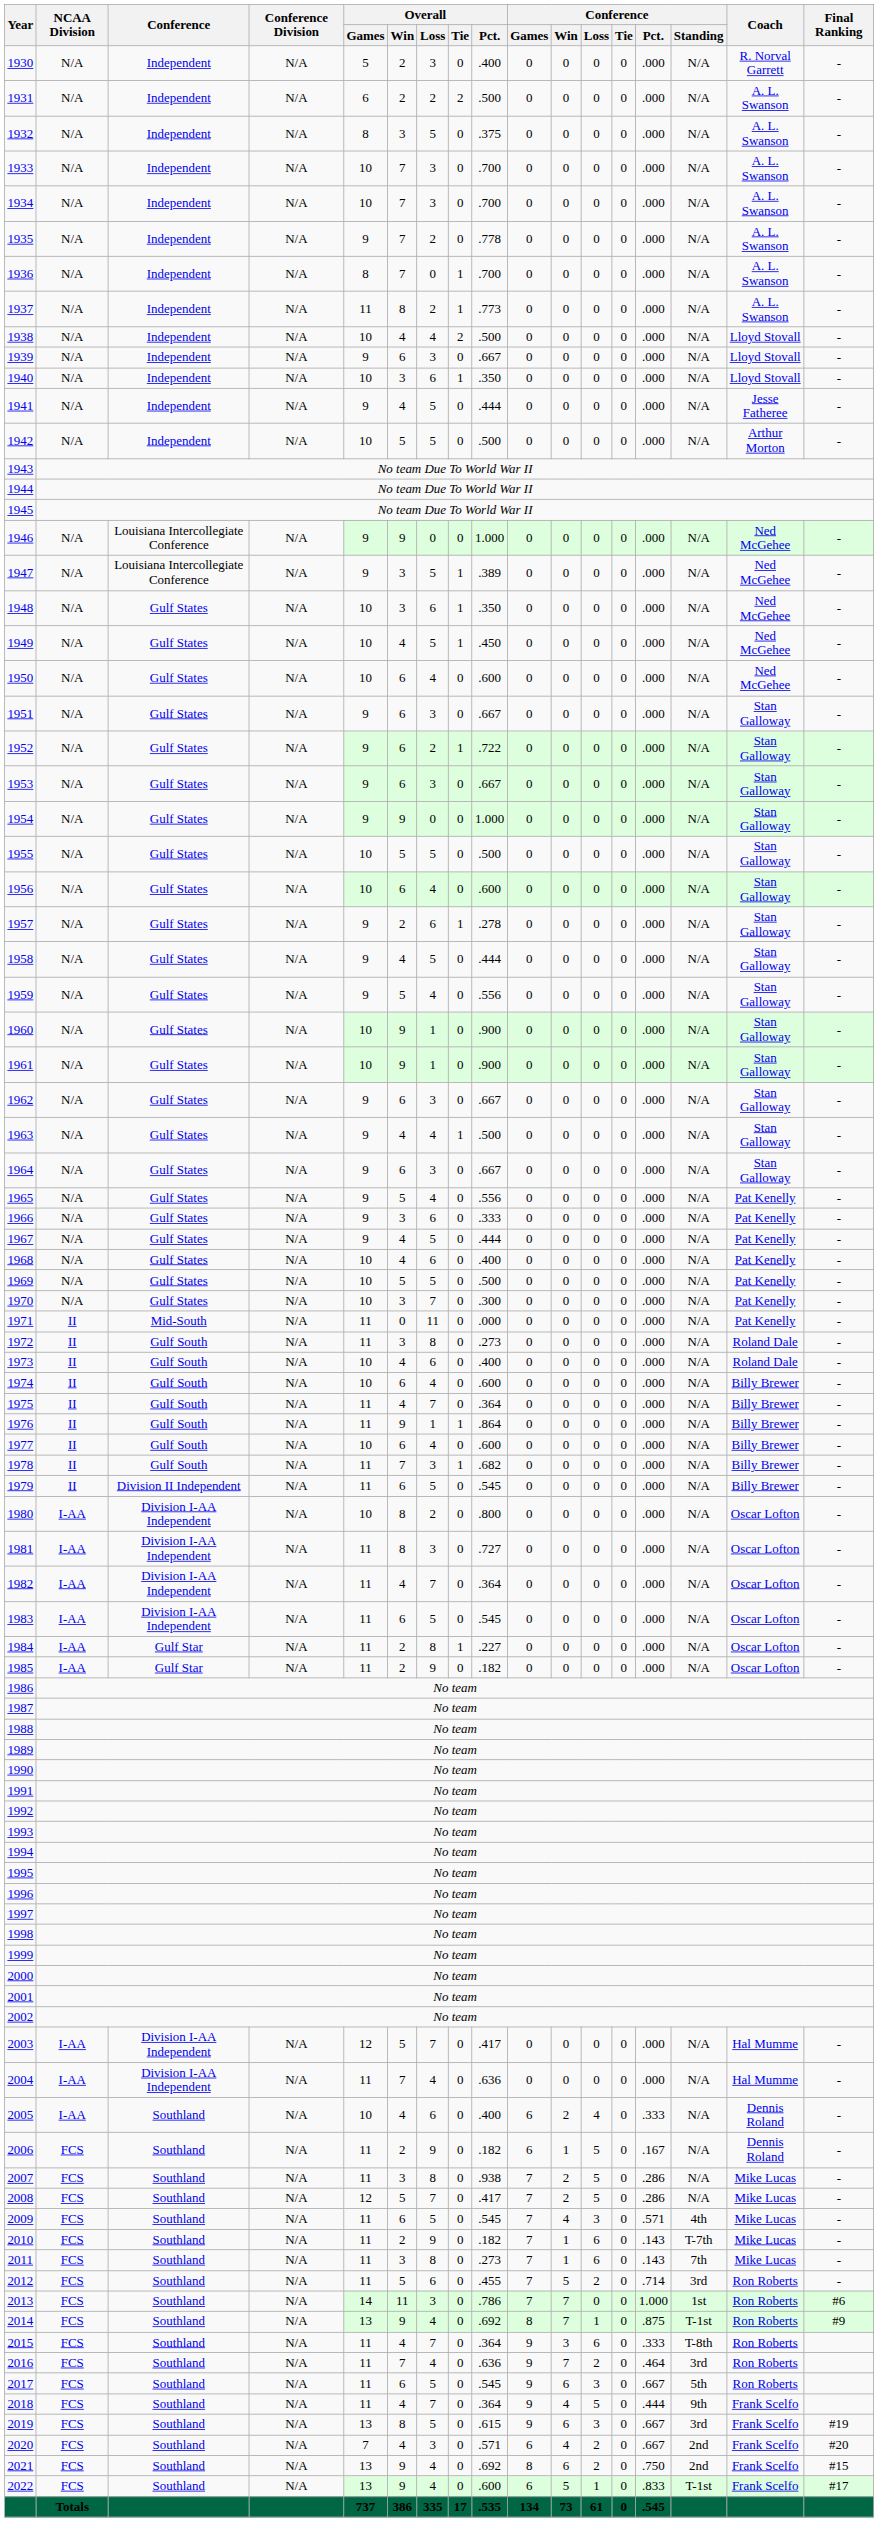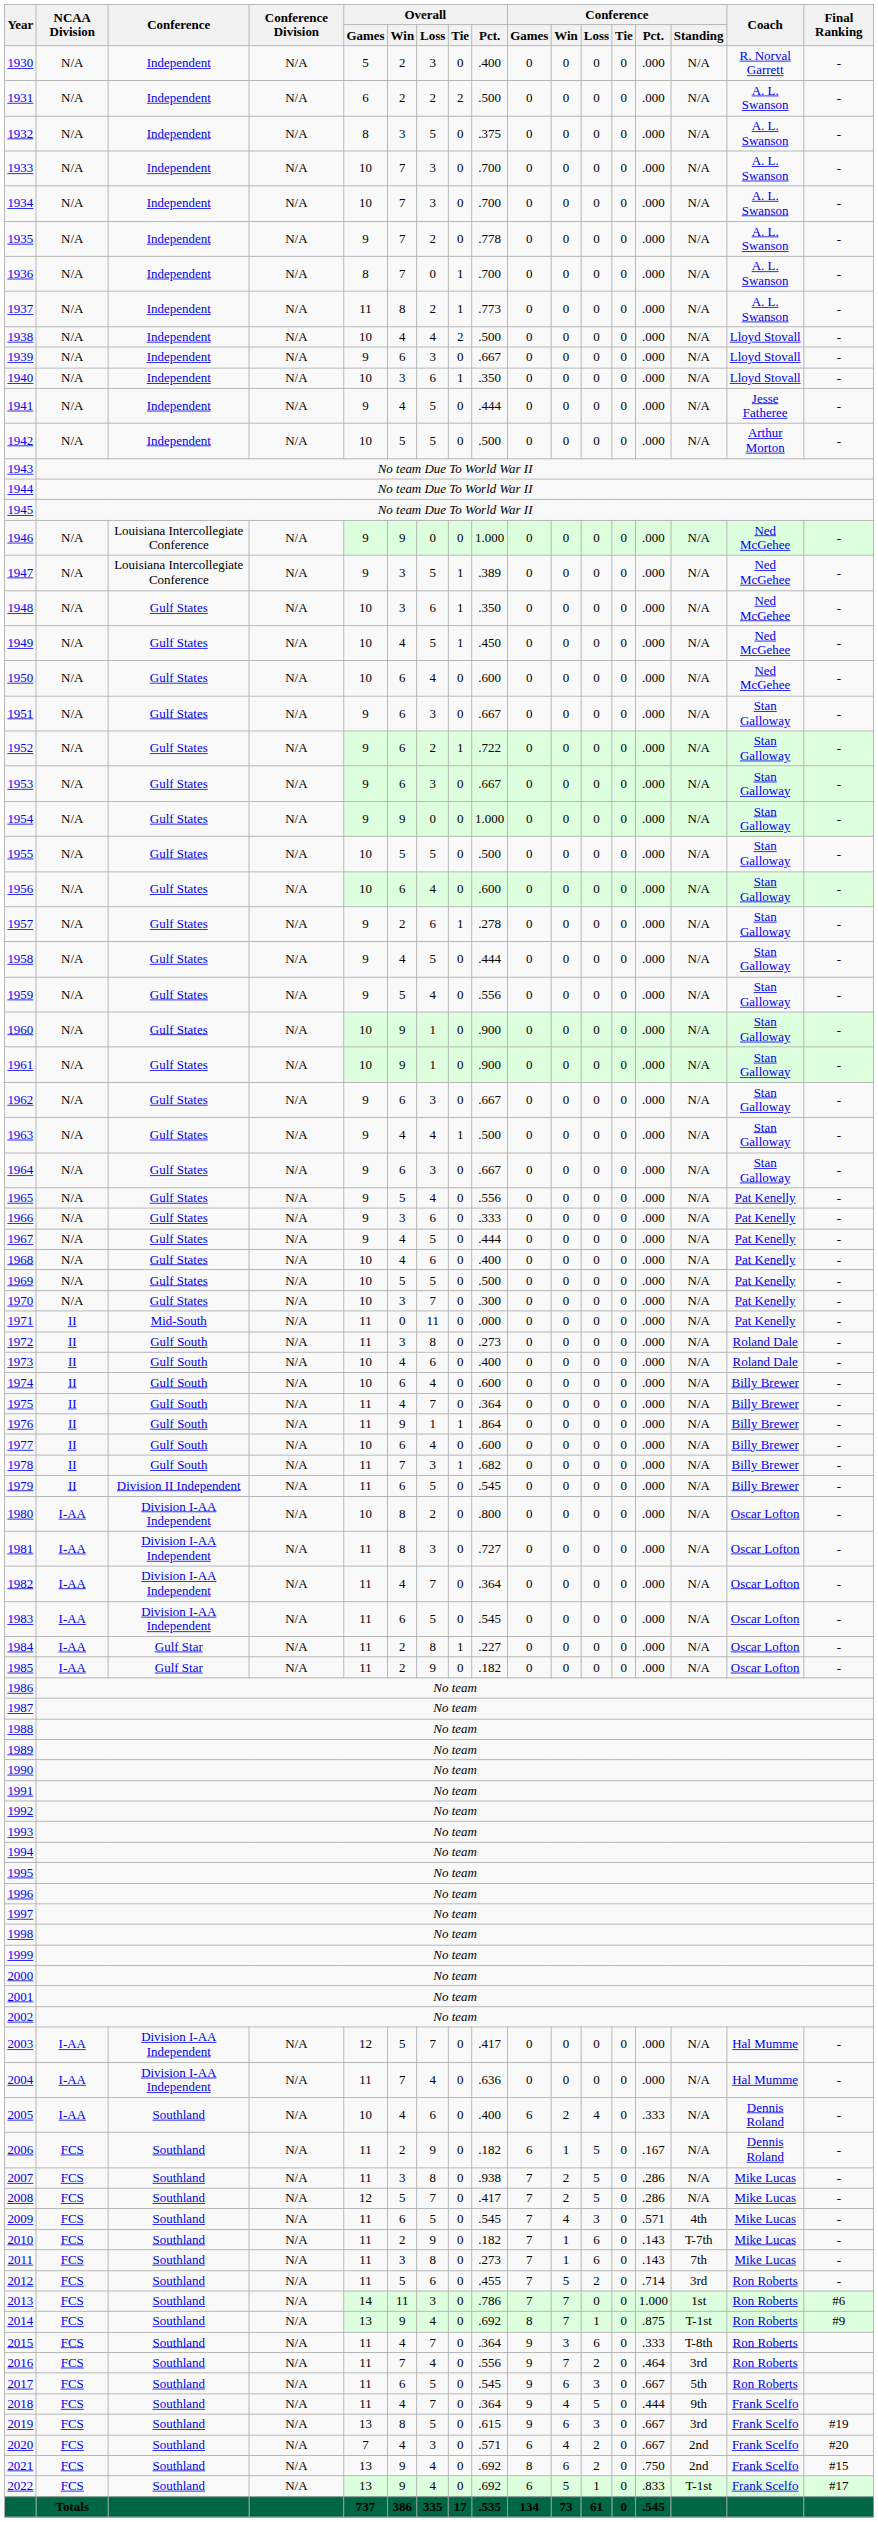(490, 2362) .636 -> (490, 2362) .556
(490, 2486) .600 -> (490, 2486) .692
